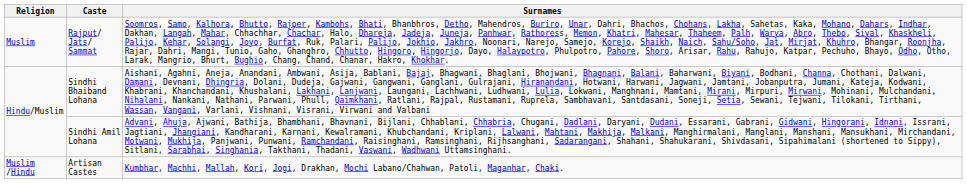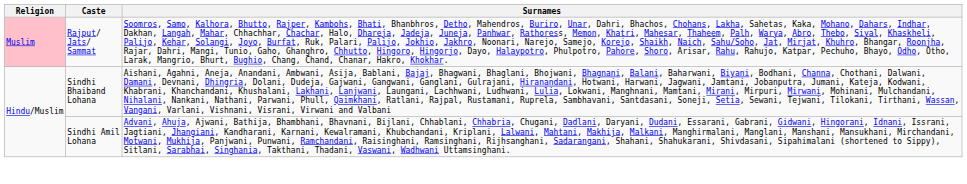(21, 42) no background -> (21, 42) pink background
- row: (85, 168)
